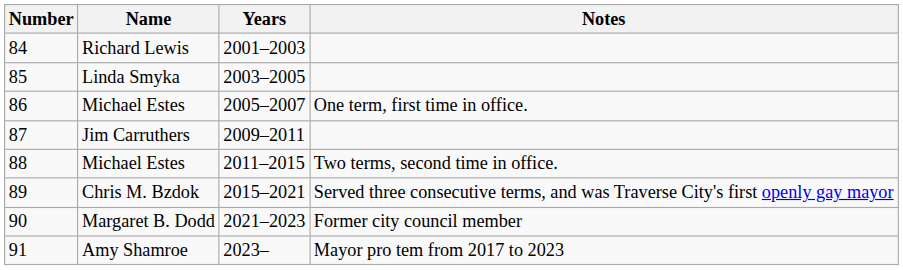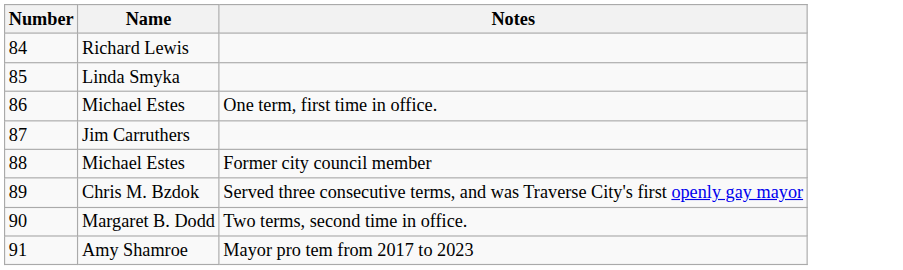- column: (264, 18)
(436, 163) Two terms, second time in office. -> (327, 163) Former city council member
(418, 221) Former city council member -> (345, 221) Two terms, second time in office.
